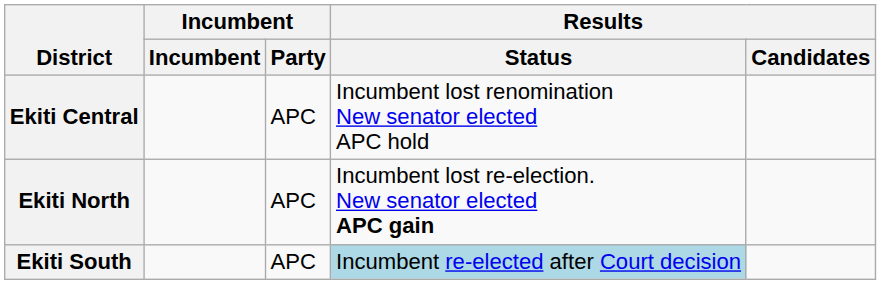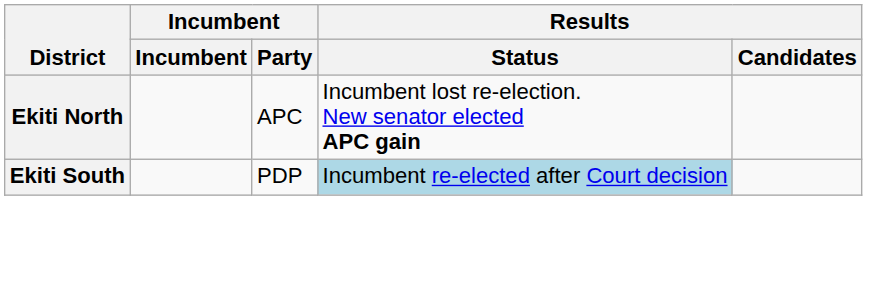- row: (74, 116)
(293, 261) APC -> (280, 176) PDP
